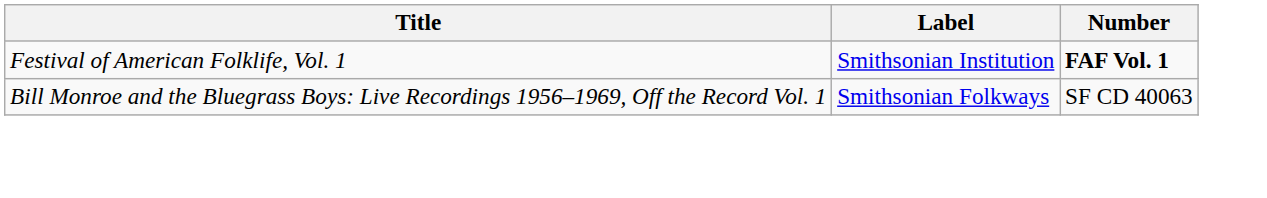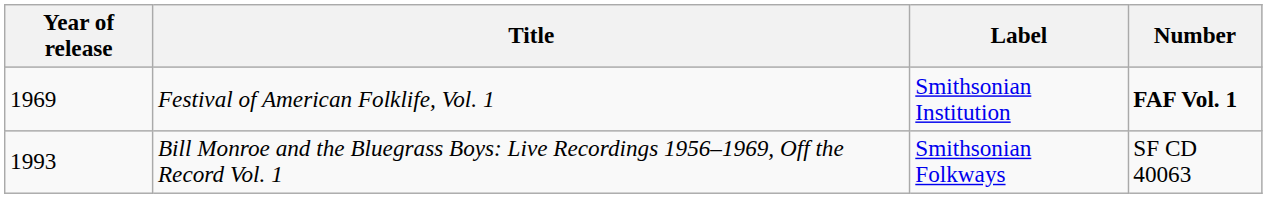+ column: (79, 35)
